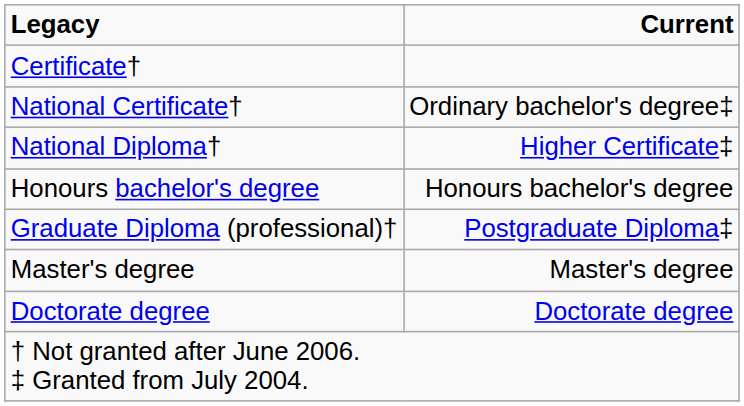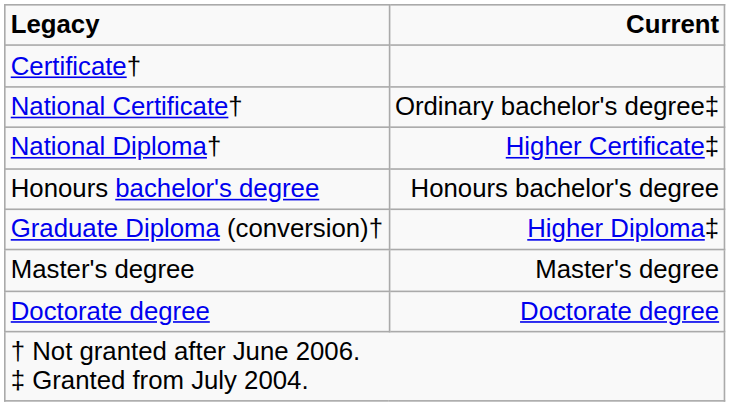+ row: (197, 229)
- row: (204, 229)
